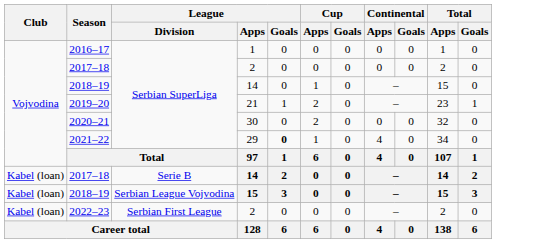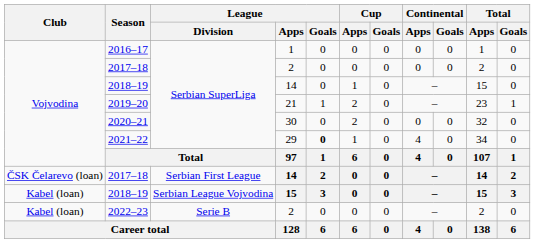(36, 175) Kabel (loan) -> (55, 175) ČSK Čelarevo (loan)
(174, 175) Serie B -> (213, 175) Serbian First League
(174, 211) Serbian First League -> (213, 211) Serie B
